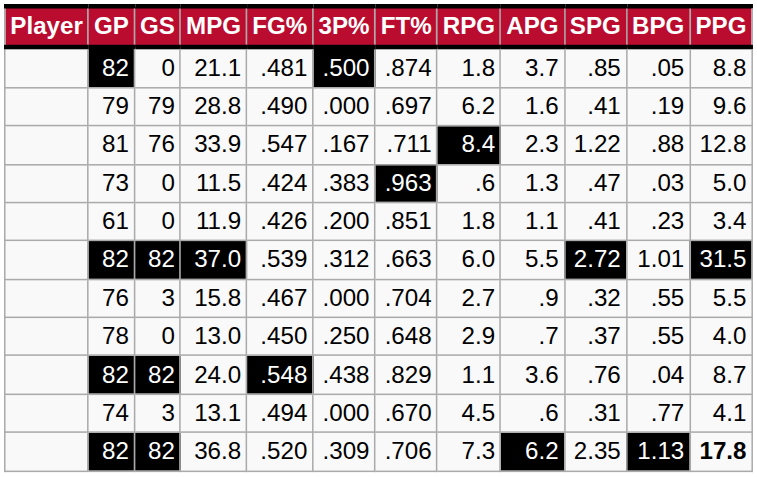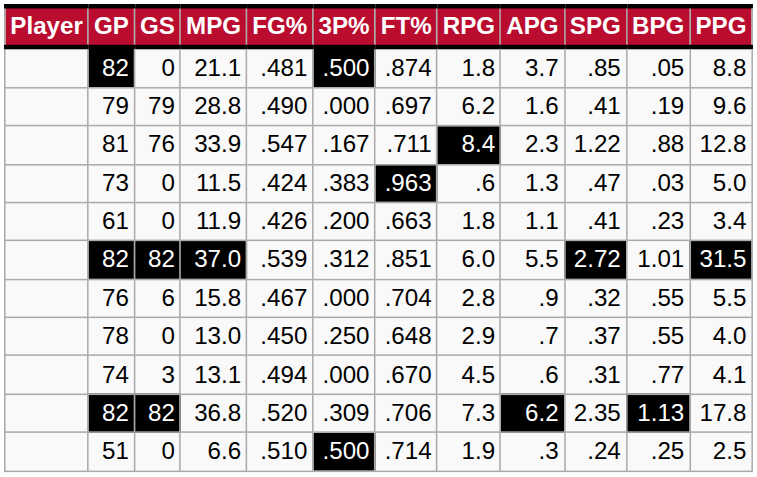(408, 221) .851 -> (408, 221) .663
(408, 259) .663 -> (408, 259) .851
(168, 297) 3 -> (168, 297) 6
(478, 297) 2.7 -> (478, 297) 2.8
- row: (218, 374)
(723, 451) bold -> (723, 412) normal
+ row: (224, 451)
